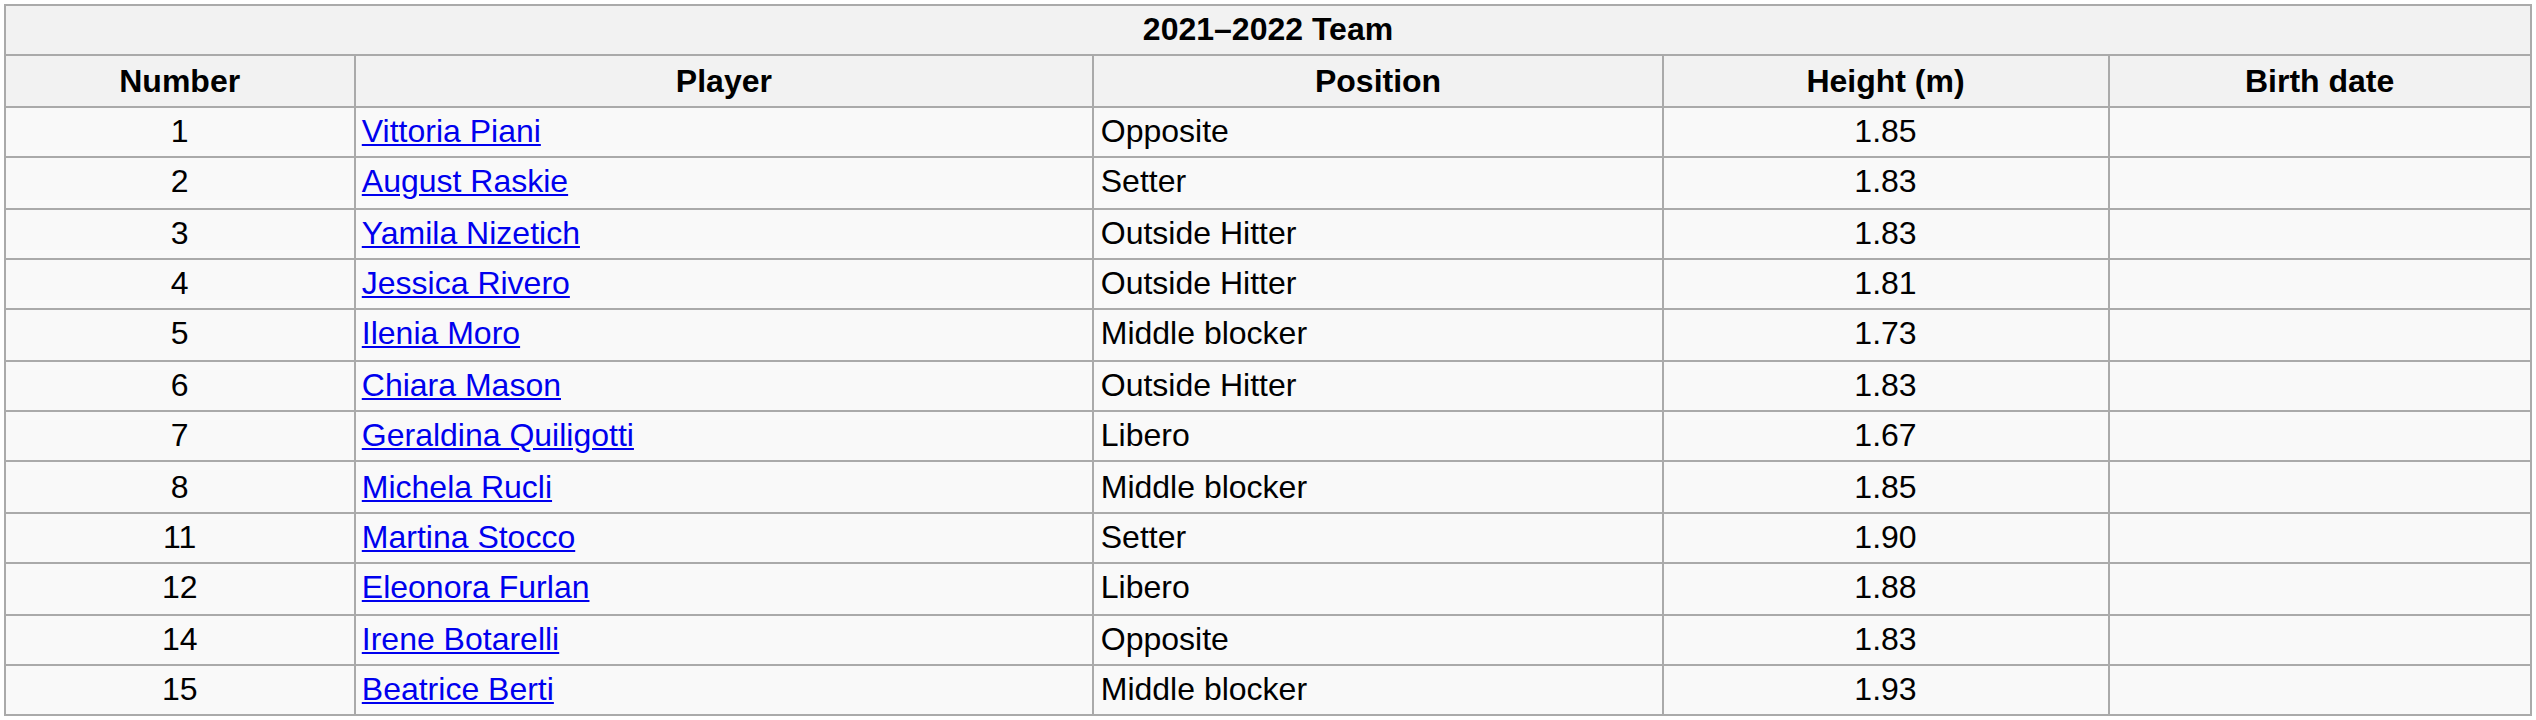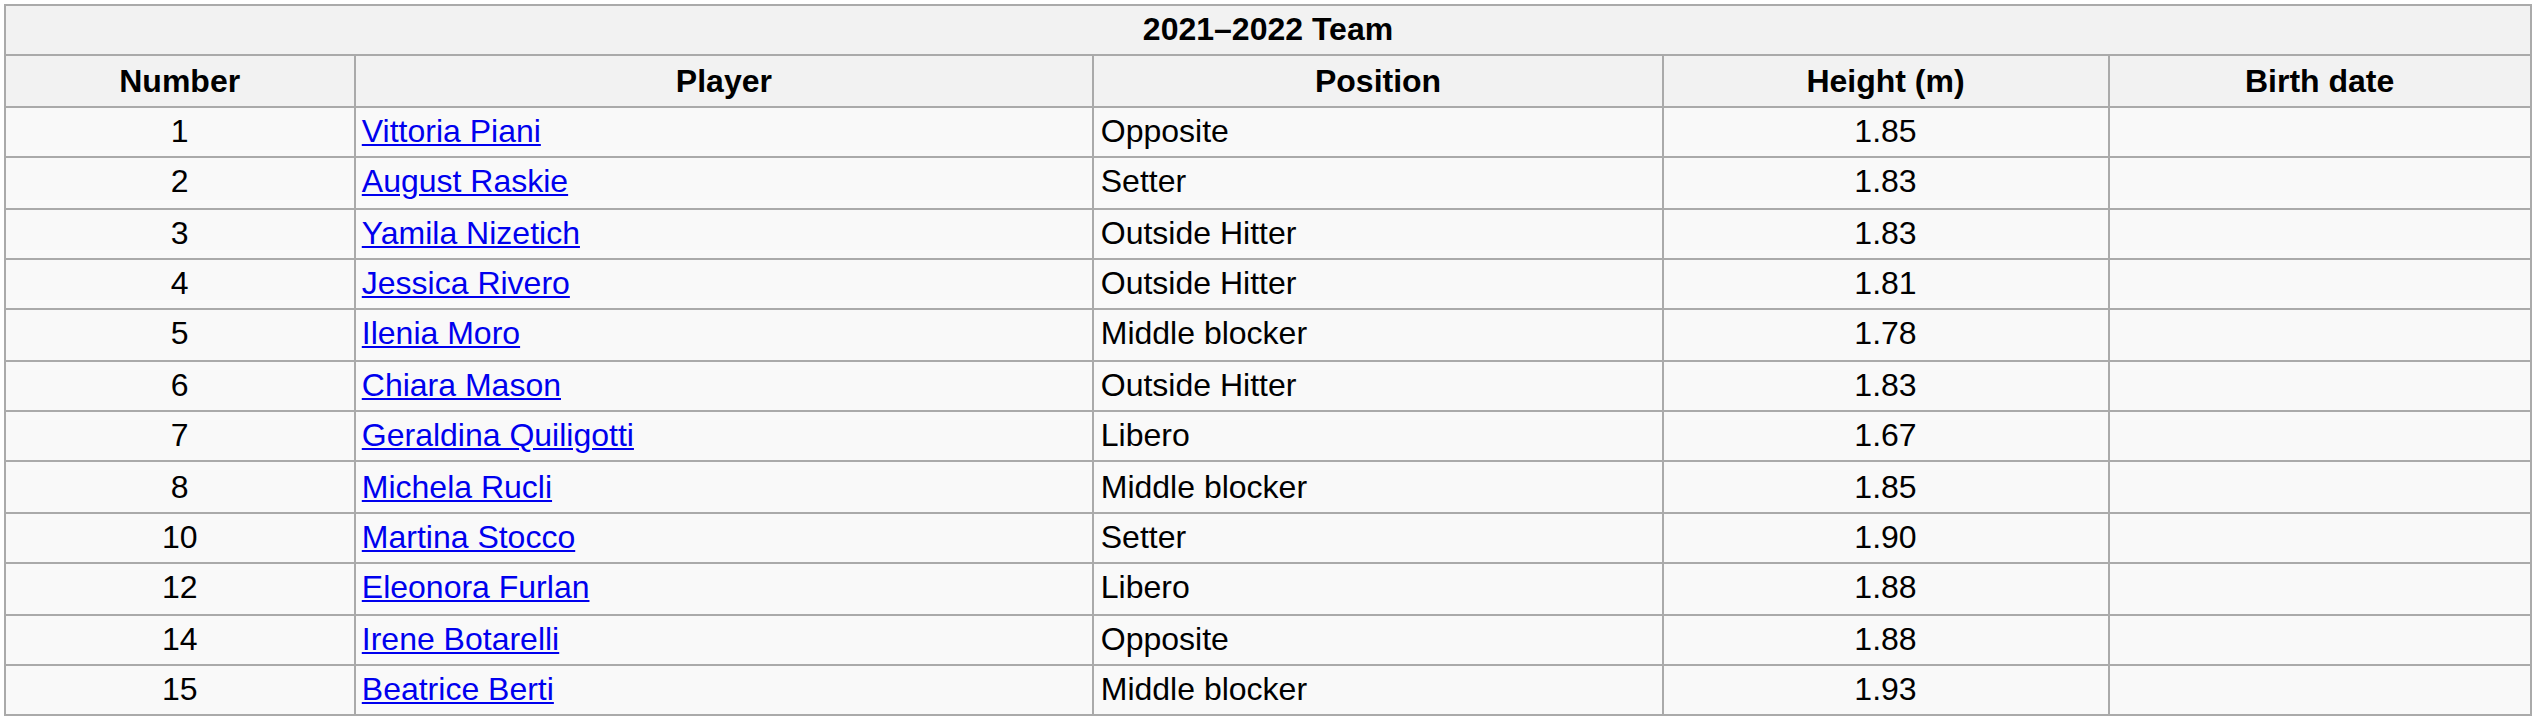(1885, 334) 1.73 -> (1885, 334) 1.78
(180, 537) 11 -> (180, 537) 10
(1885, 638) 1.83 -> (1885, 638) 1.88
